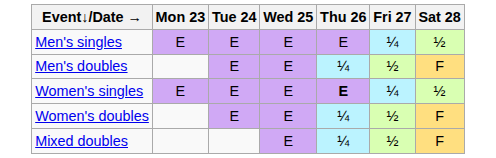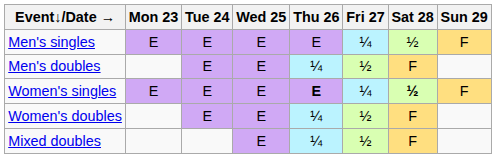+ column: (464, 17)
(440, 91) normal -> (413, 91) bold
